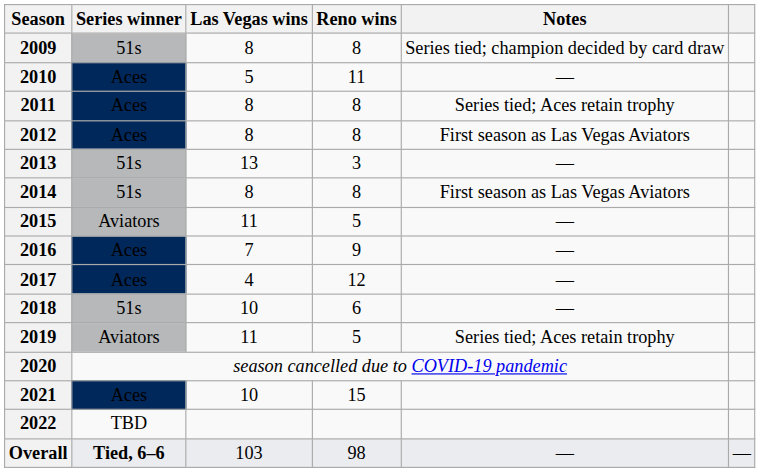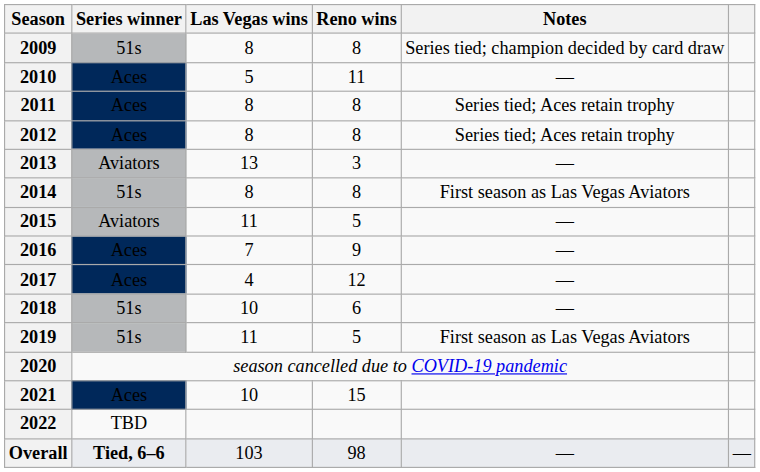(565, 134) First season as Las Vegas Aviators -> (565, 134) Series tied; Aces retain trophy
(129, 163) 51s -> (129, 163) Aviators
(129, 337) Aviators -> (129, 337) 51s
(565, 337) Series tied; Aces retain trophy -> (565, 337) First season as Las Vegas Aviators
